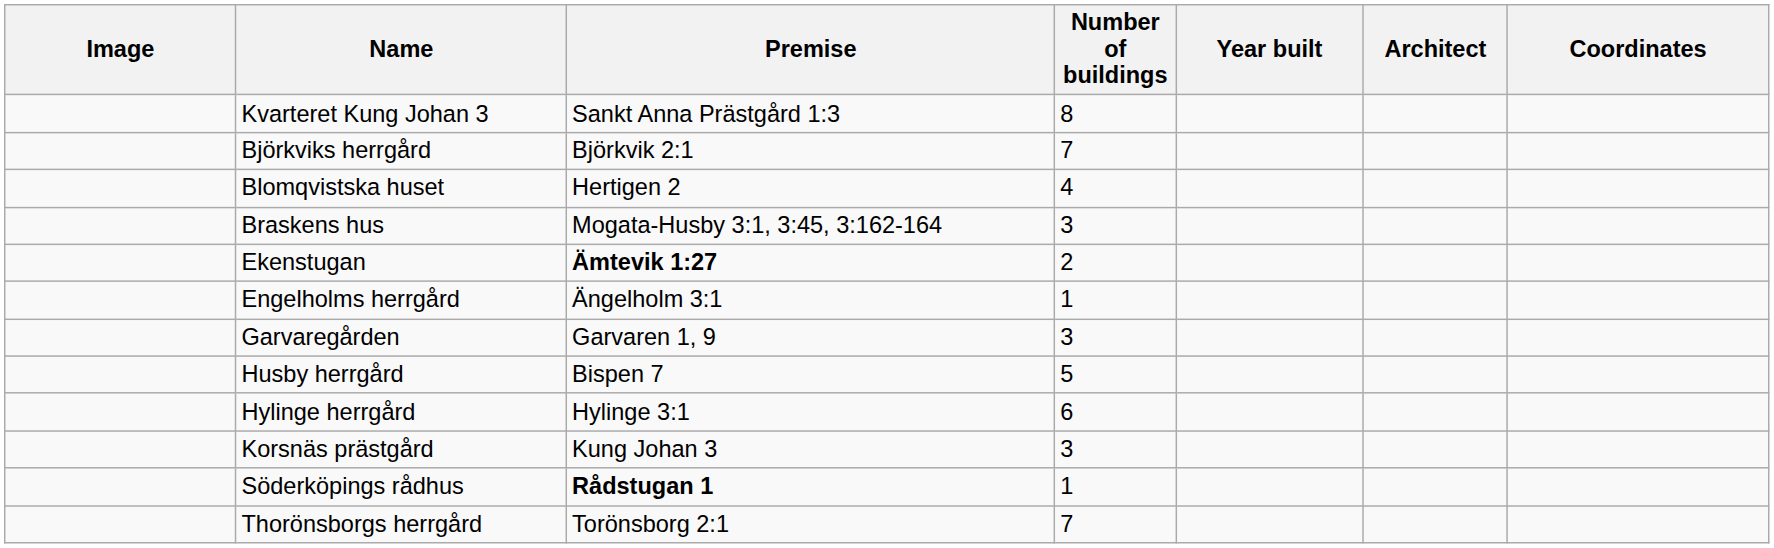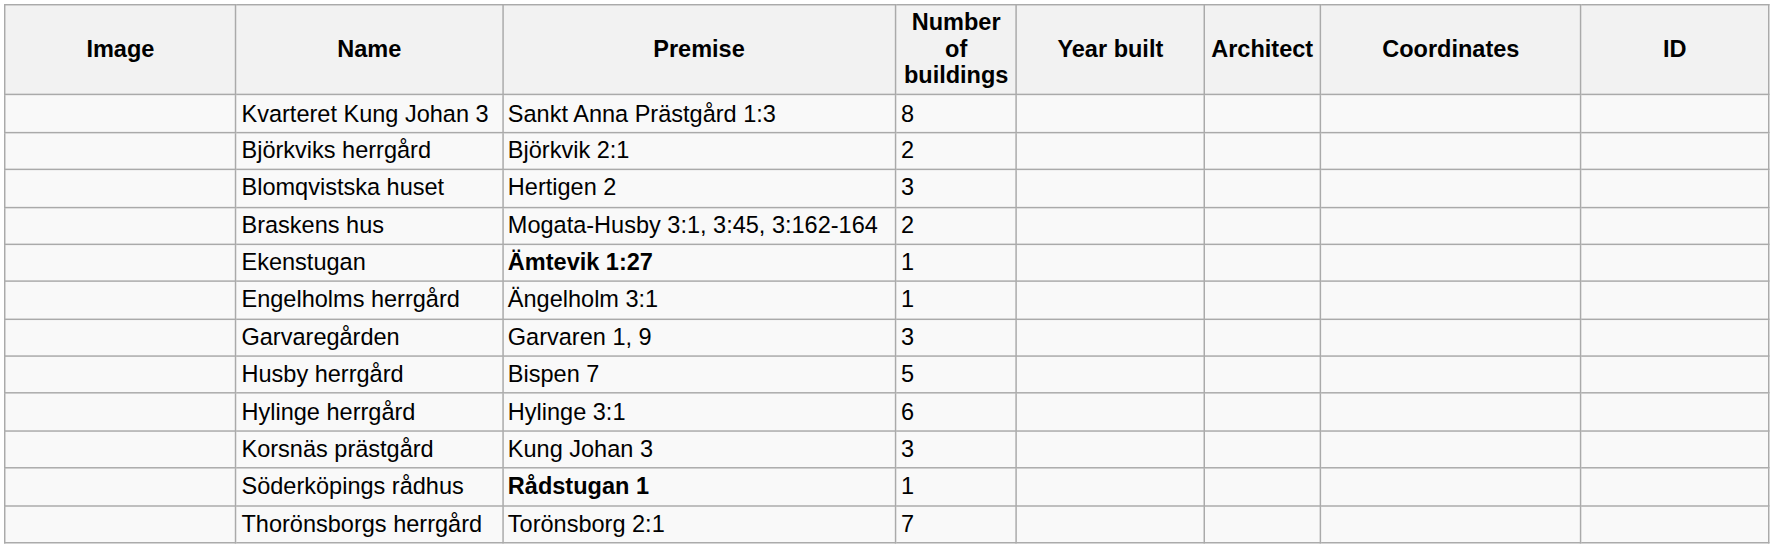+ column: (1675, 49)
(1067, 150) 7 -> (908, 150) 2
(1067, 187) 4 -> (908, 187) 3
(1067, 225) 3 -> (908, 225) 2
(1067, 262) 2 -> (908, 262) 1
